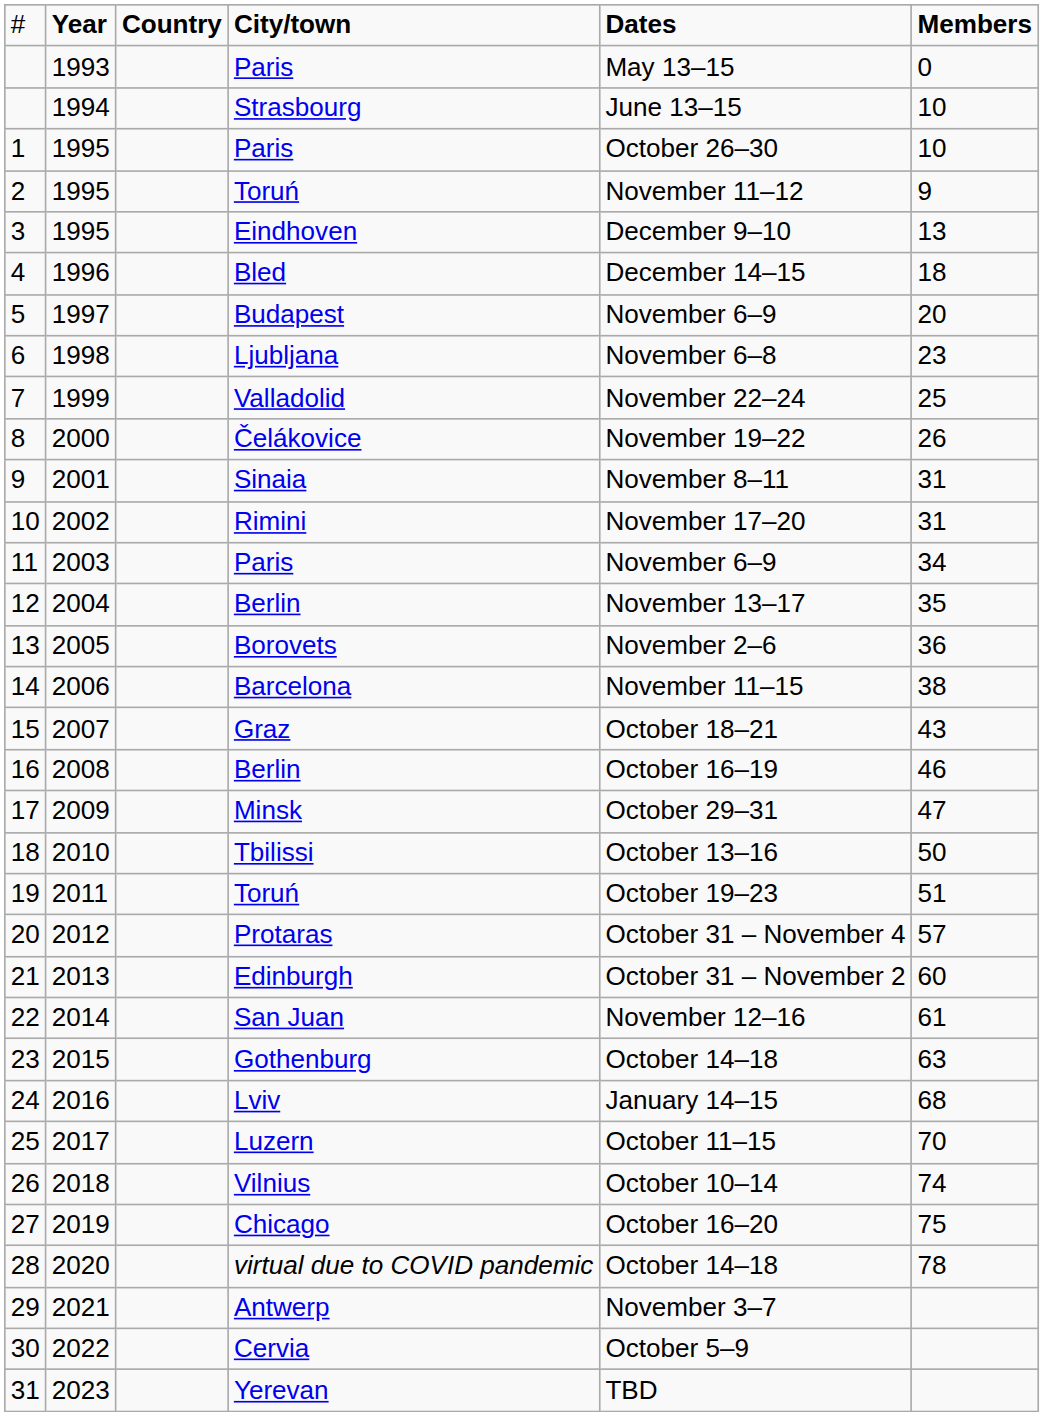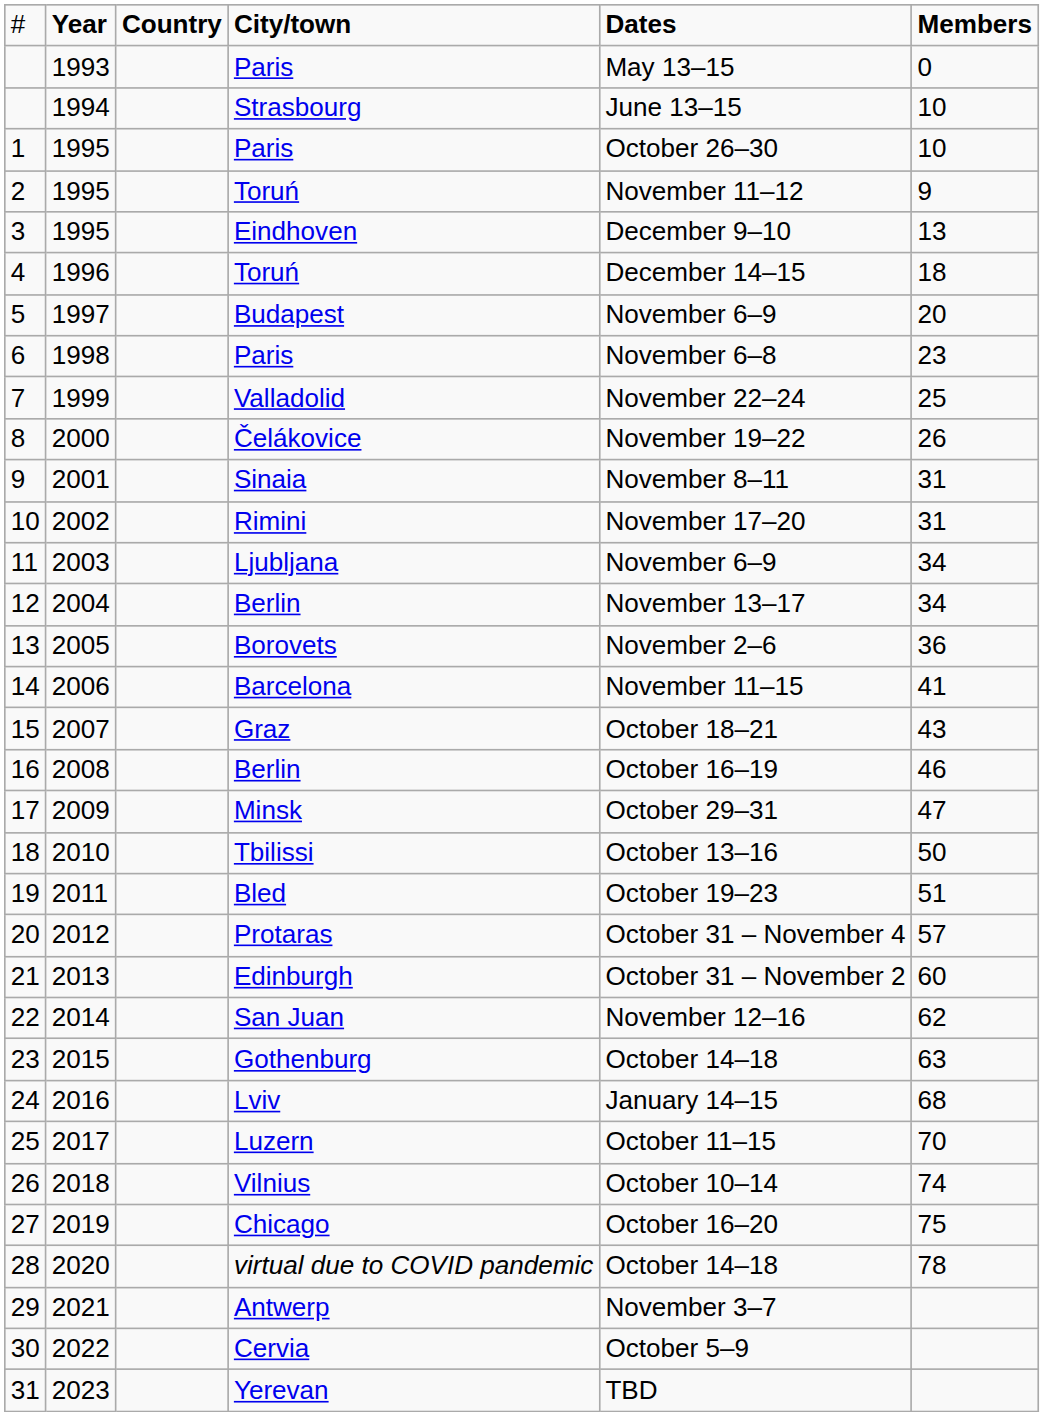(260, 273) Bled -> (267, 273) Toruń
(286, 356) Ljubljana -> (264, 356) Paris
(264, 562) Paris -> (286, 562) Ljubljana
(932, 604) 35 -> (932, 604) 34
(932, 686) 38 -> (932, 686) 41
(267, 893) Toruń -> (260, 893) Bled
(932, 1017) 61 -> (932, 1017) 62
